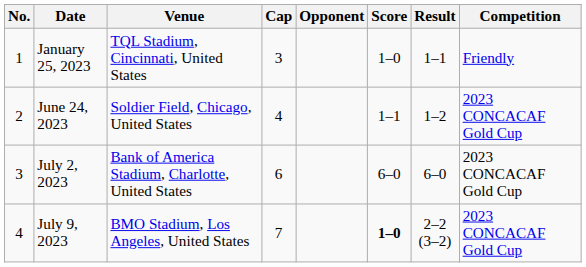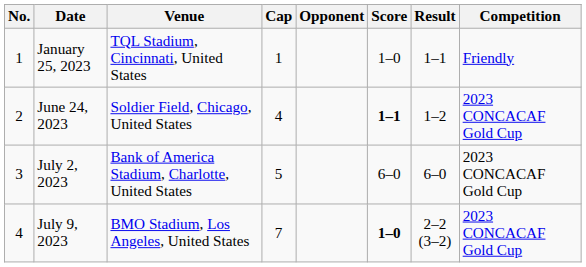(279, 57) 3 -> (279, 57) 1
(389, 116) normal -> (389, 116) bold
(279, 174) 6 -> (279, 174) 5
